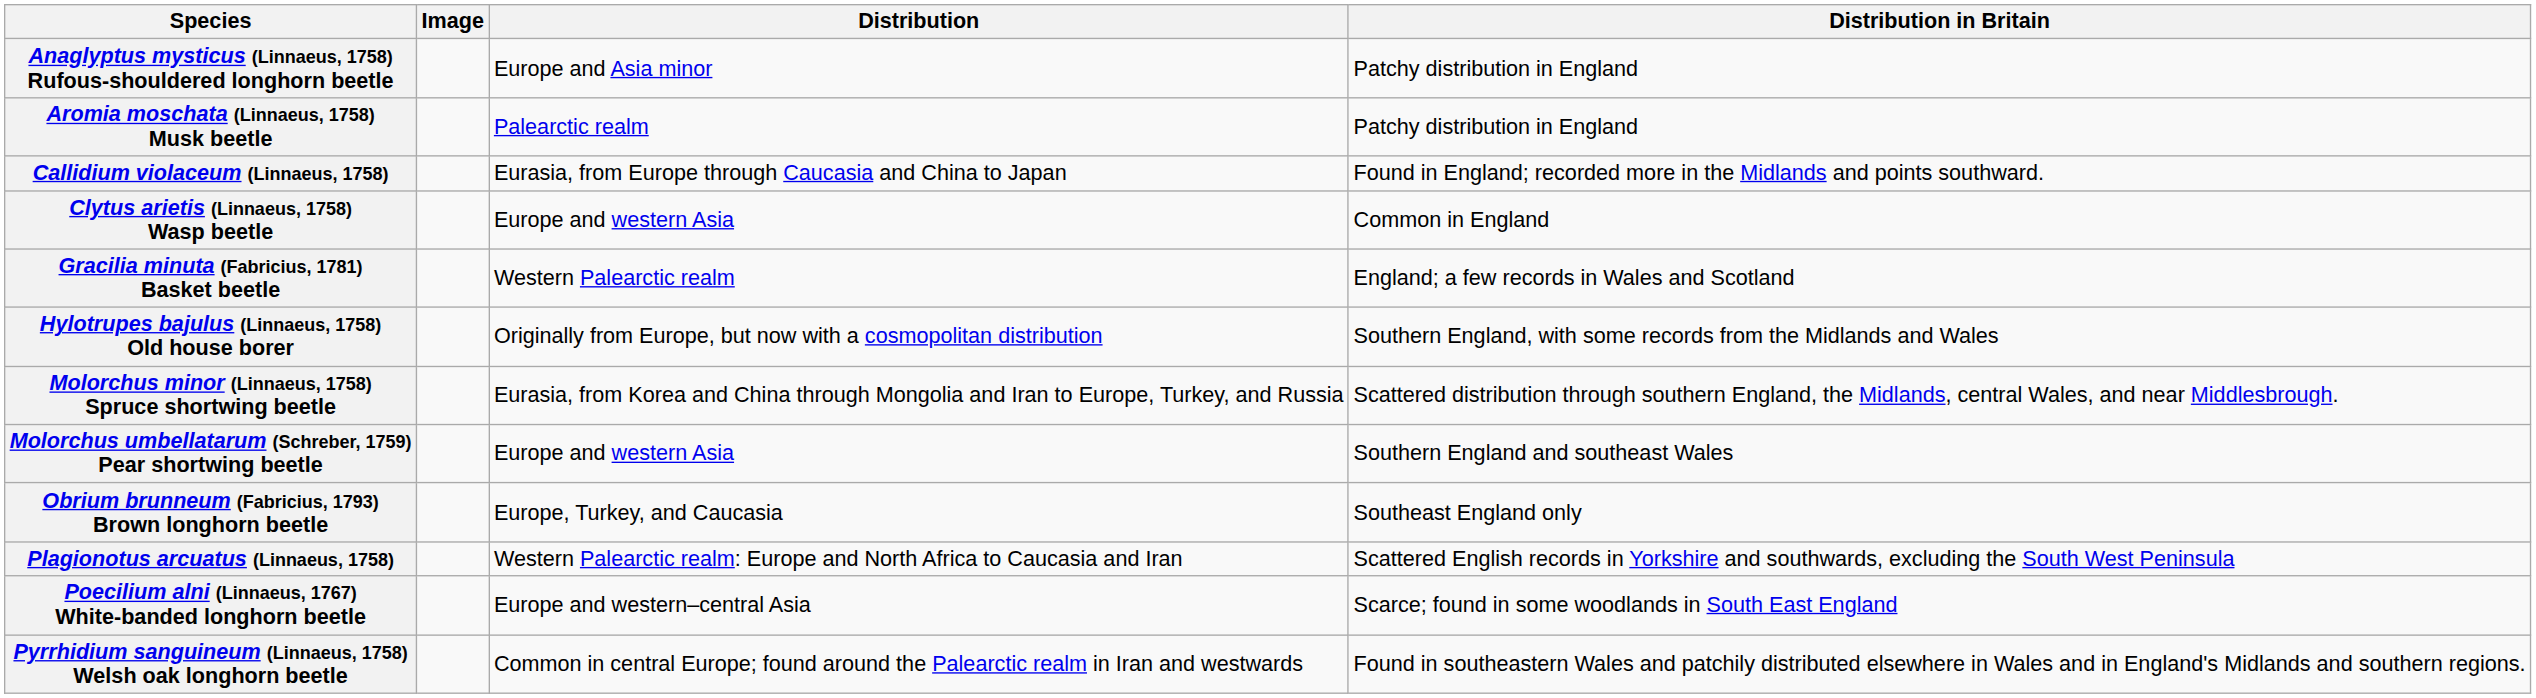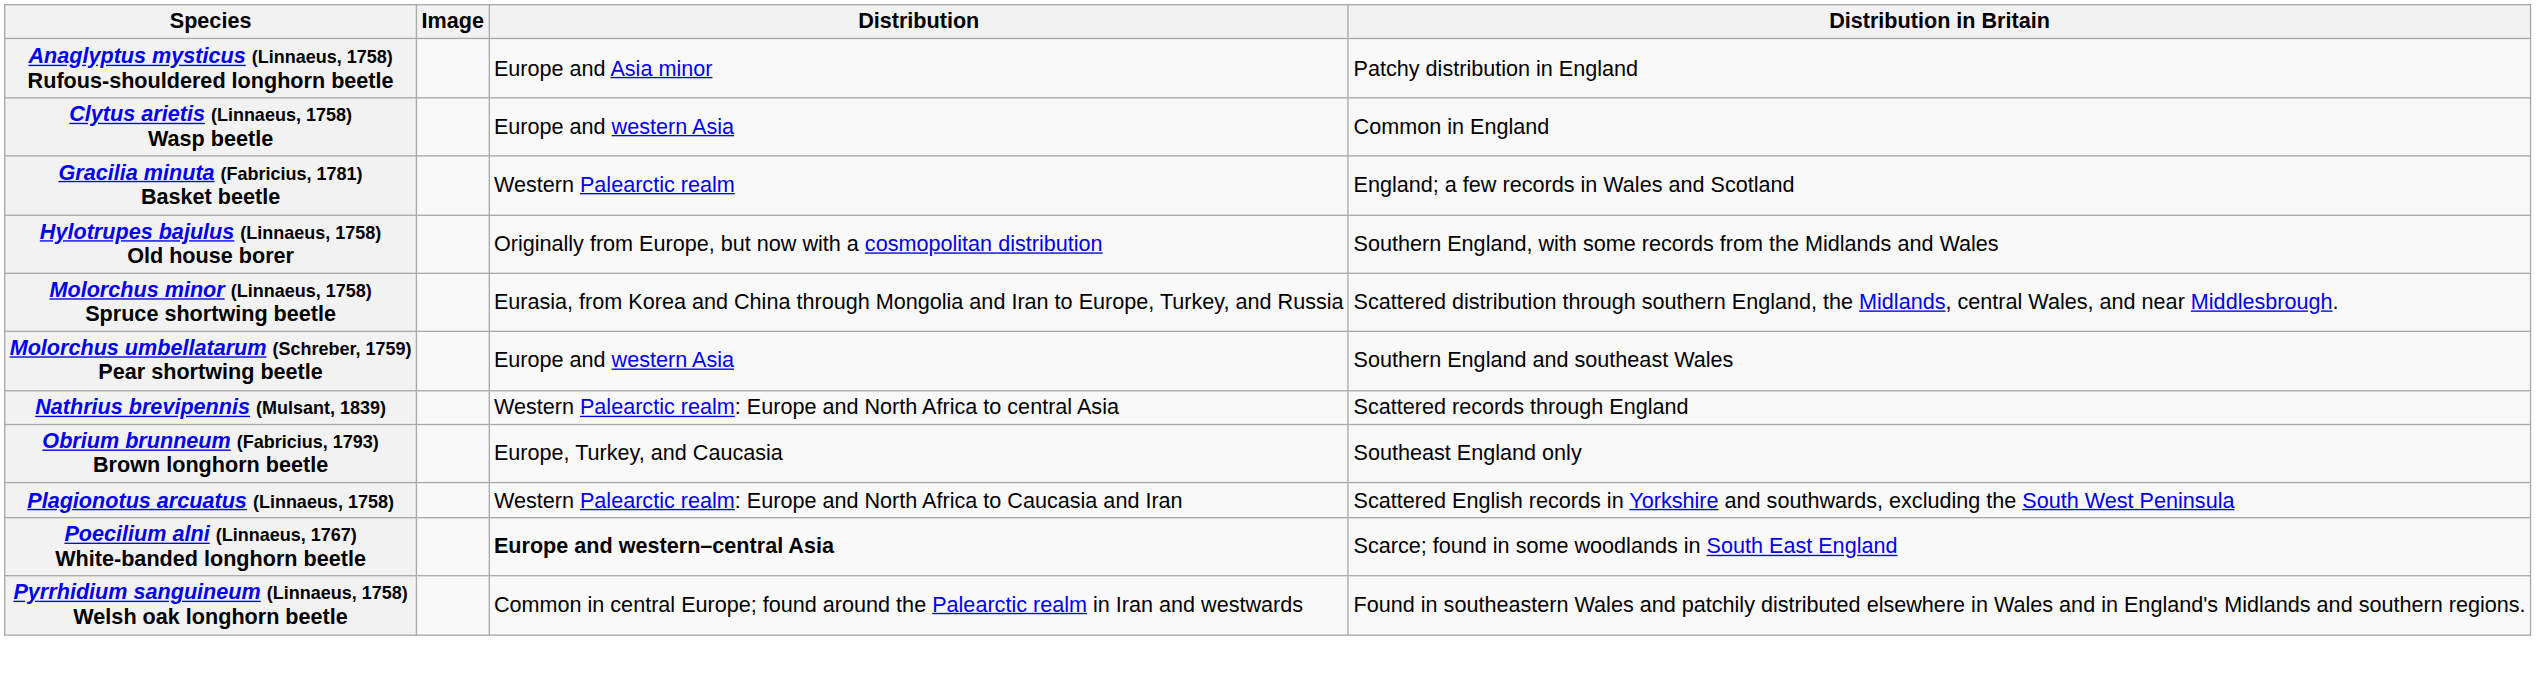- row: (211, 126)
- row: (211, 172)
+ row: (211, 407)
(652, 604) normal -> (664, 546) bold
